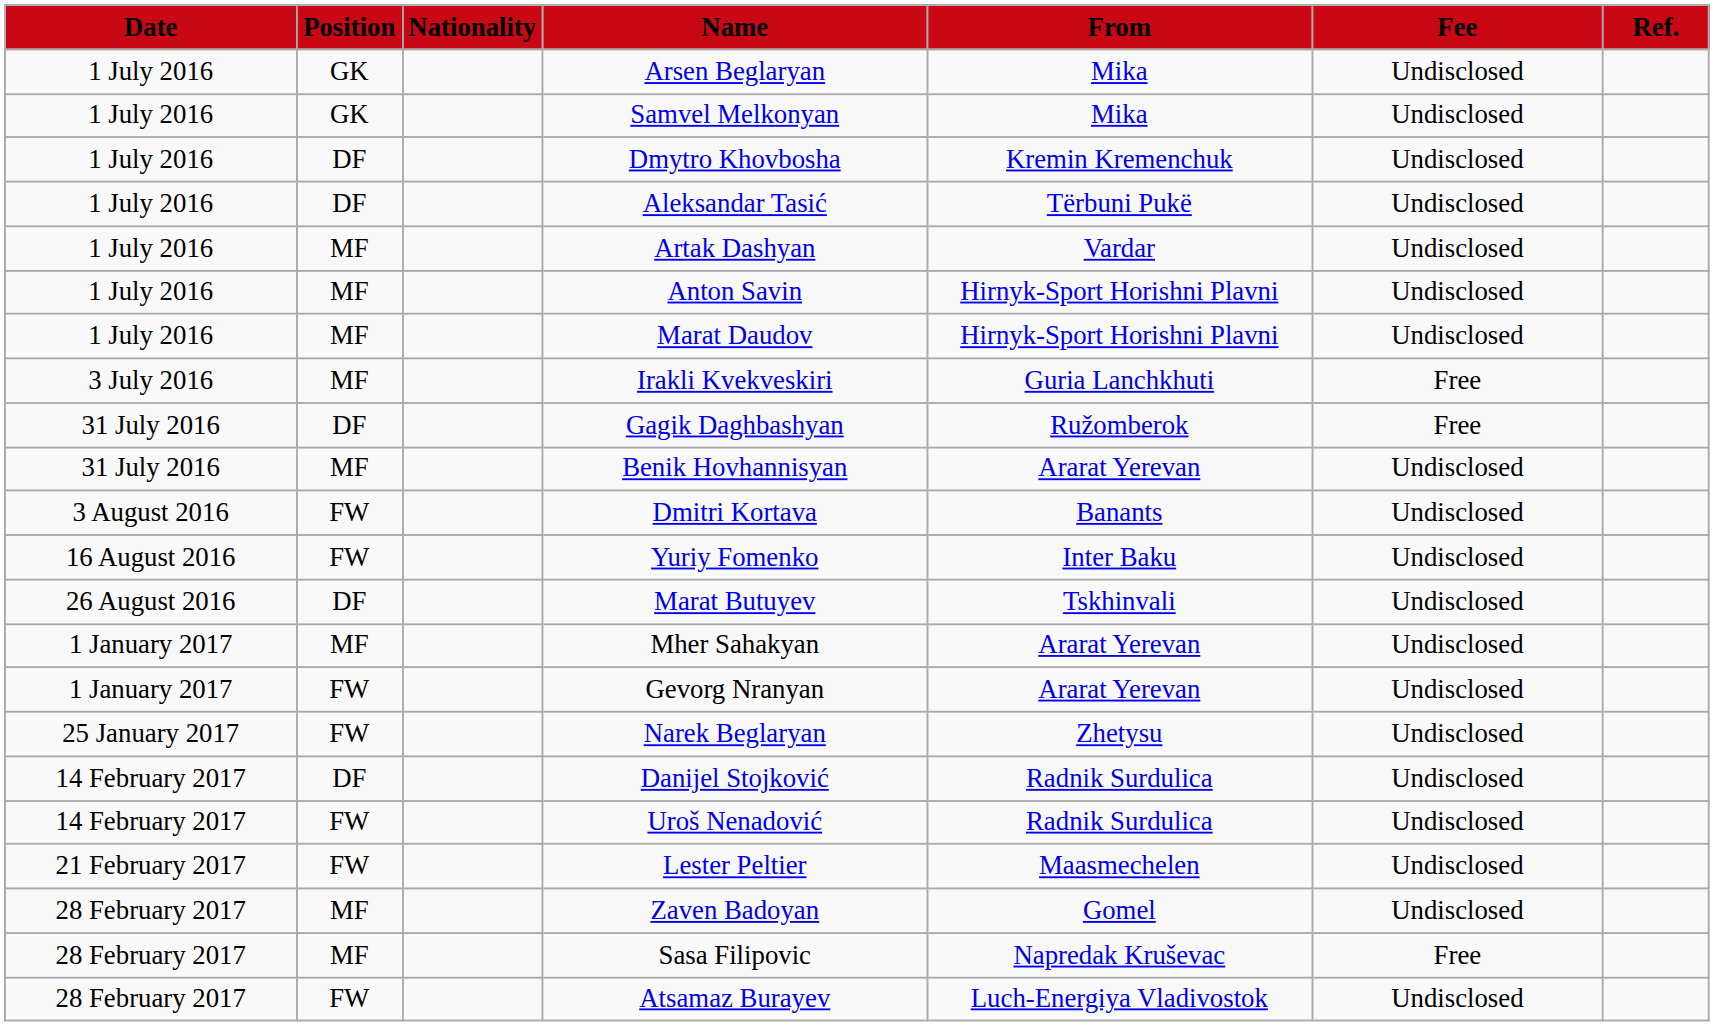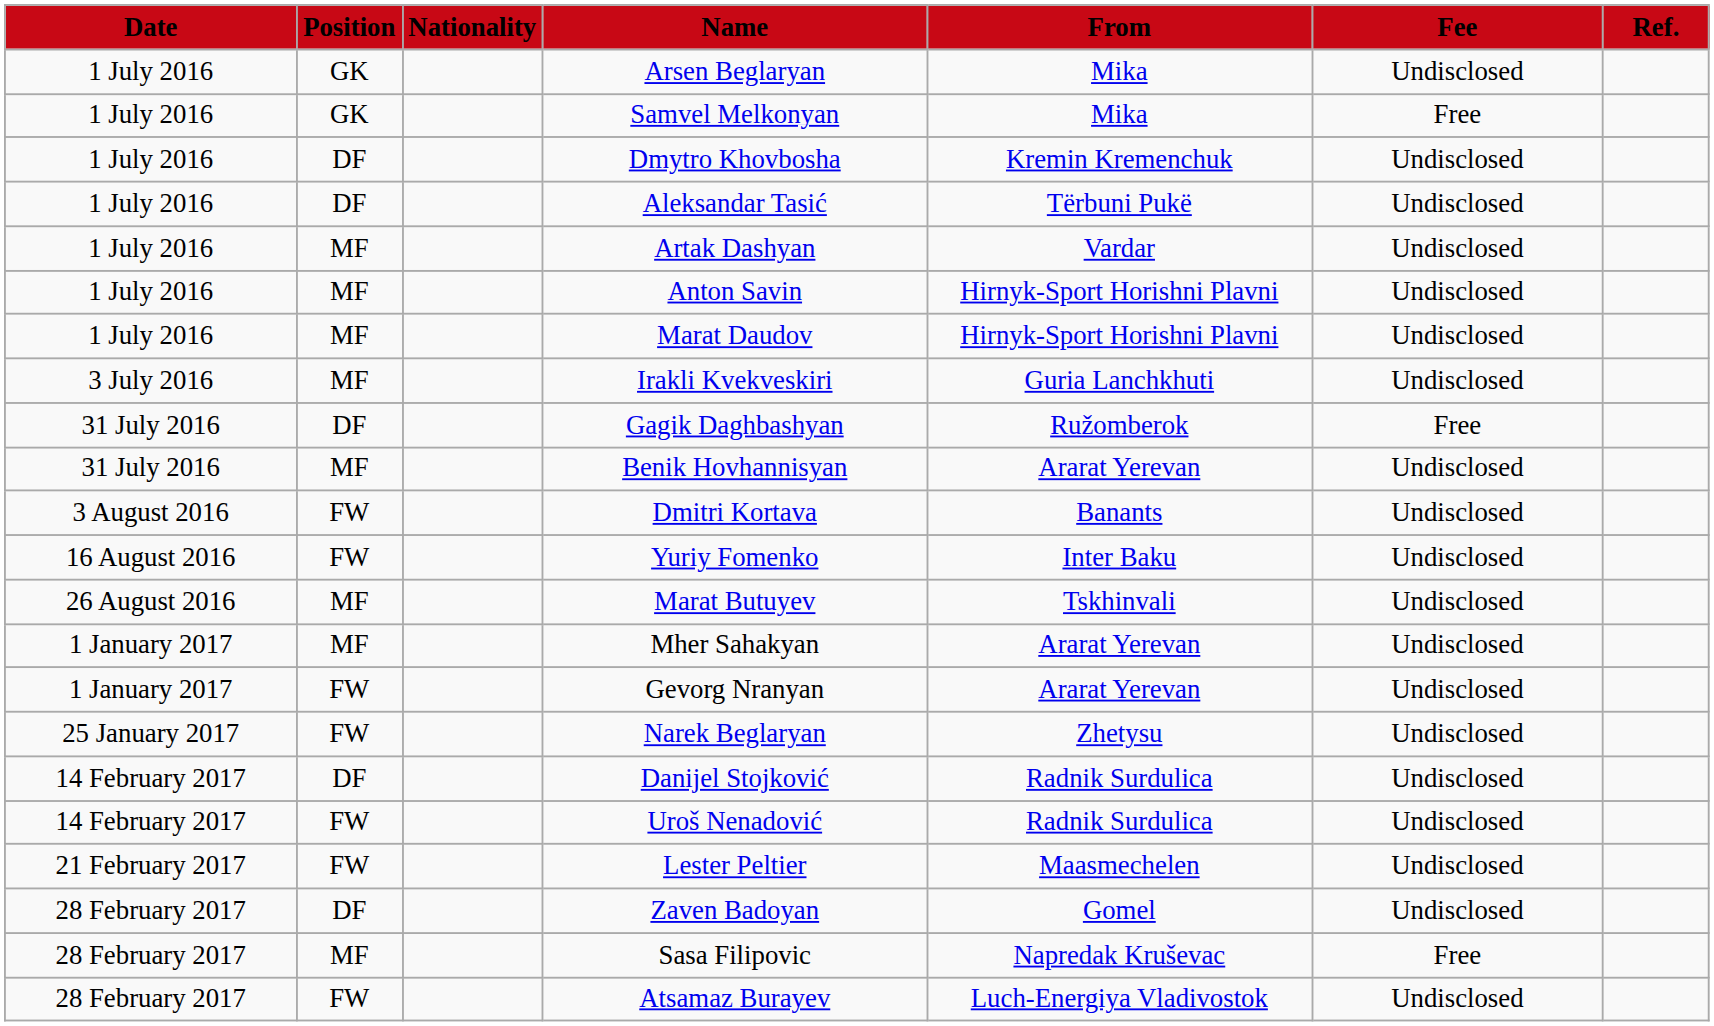(1457, 115) Undisclosed -> (1457, 115) Free
(1457, 380) Free -> (1457, 380) Undisclosed
(349, 601) DF -> (349, 601) MF
(349, 910) MF -> (349, 910) DF
